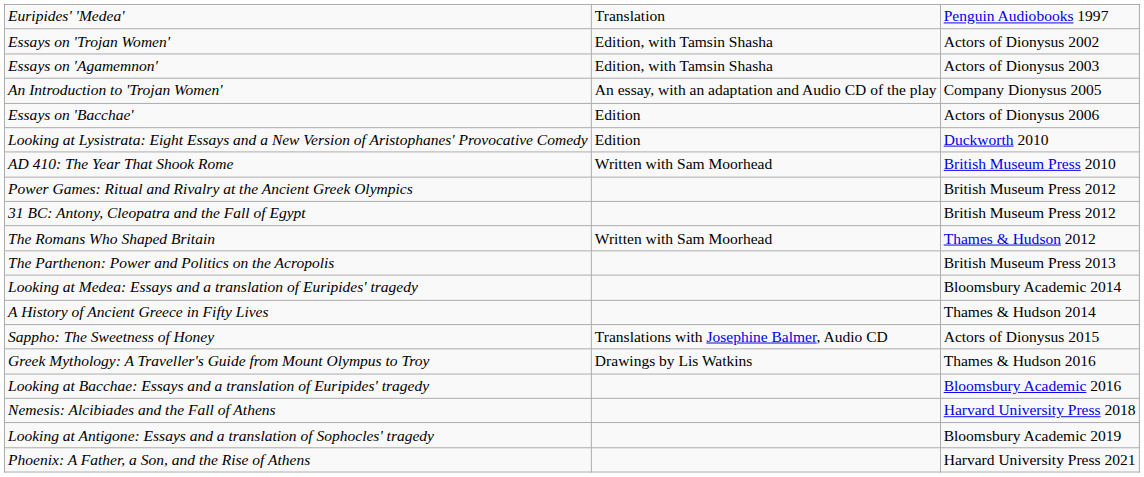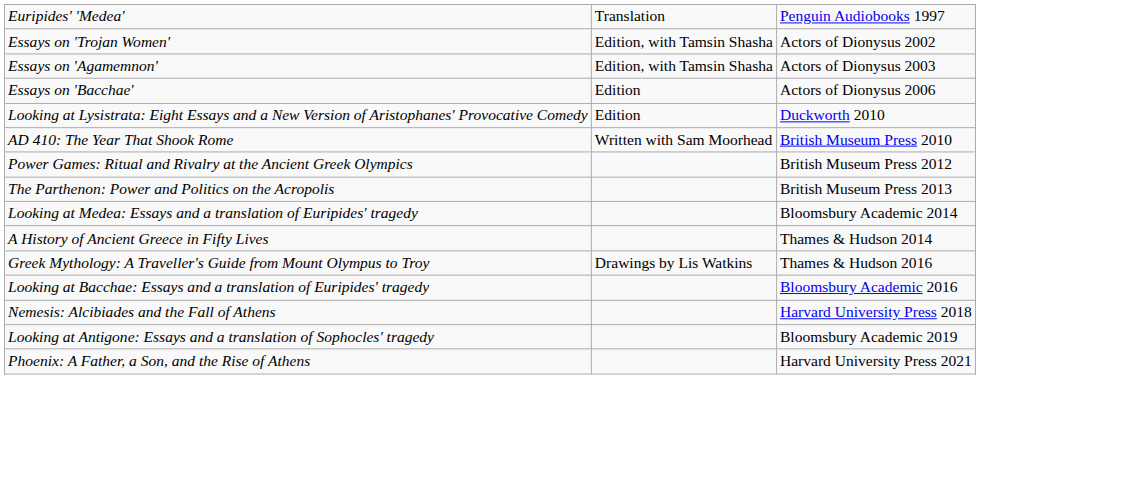- row: (115, 90)
- row: (157, 213)
- row: (112, 238)
- row: (111, 336)
